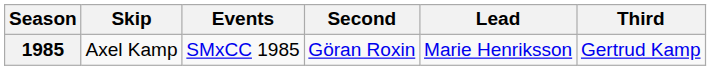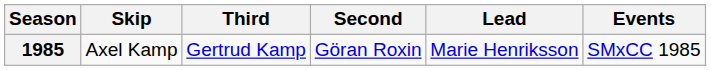columns swapped: (641, 19) <-> (243, 19)
